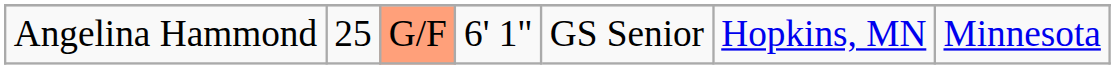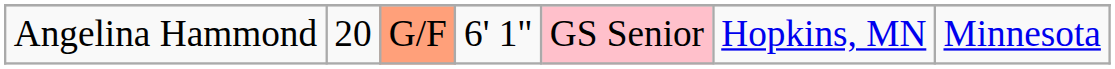(353, 34) 25 -> (353, 34) 20
(627, 34) no background -> (627, 34) pink background
